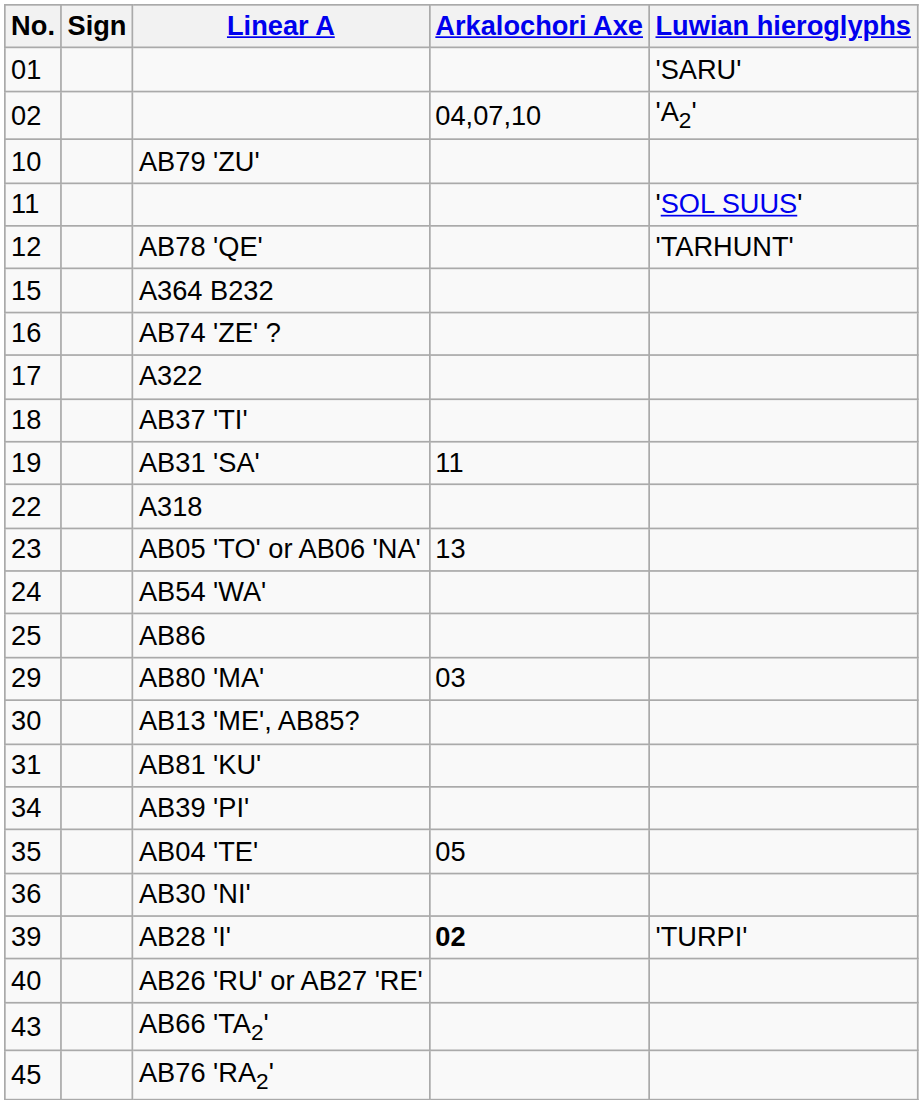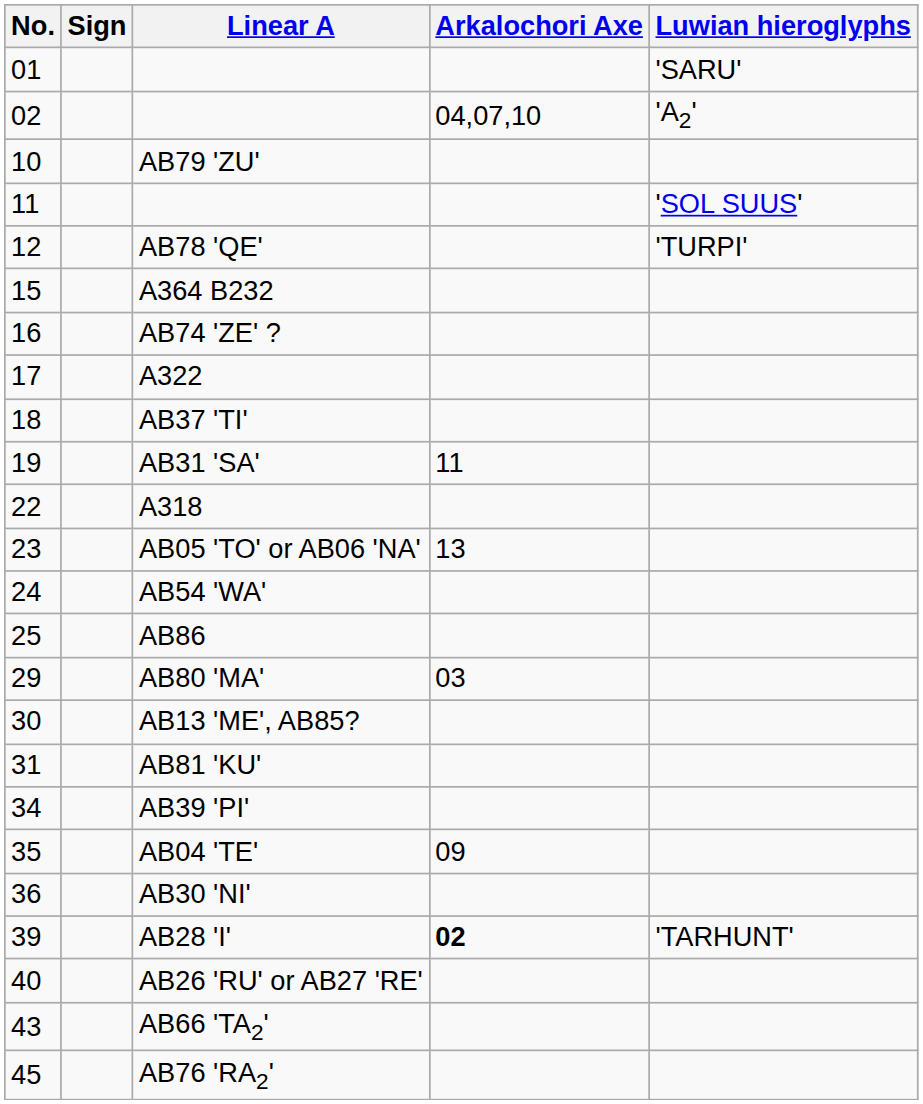(725, 247) 'TARHUNT' -> (701, 247) 'TURPI'
(450, 851) 05 -> (450, 851) 09
(701, 937) 'TURPI' -> (725, 937) 'TARHUNT'
